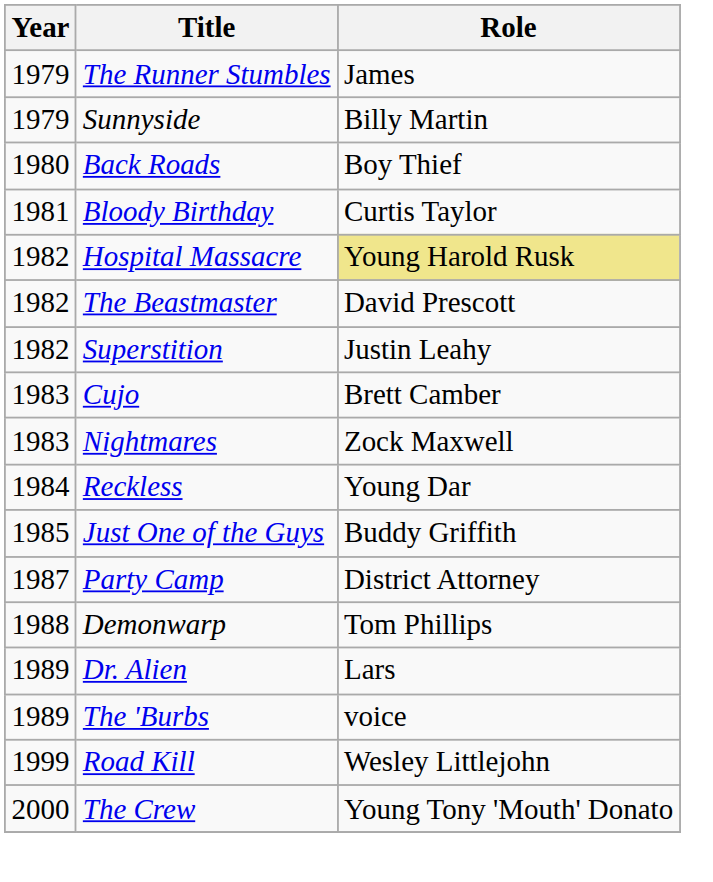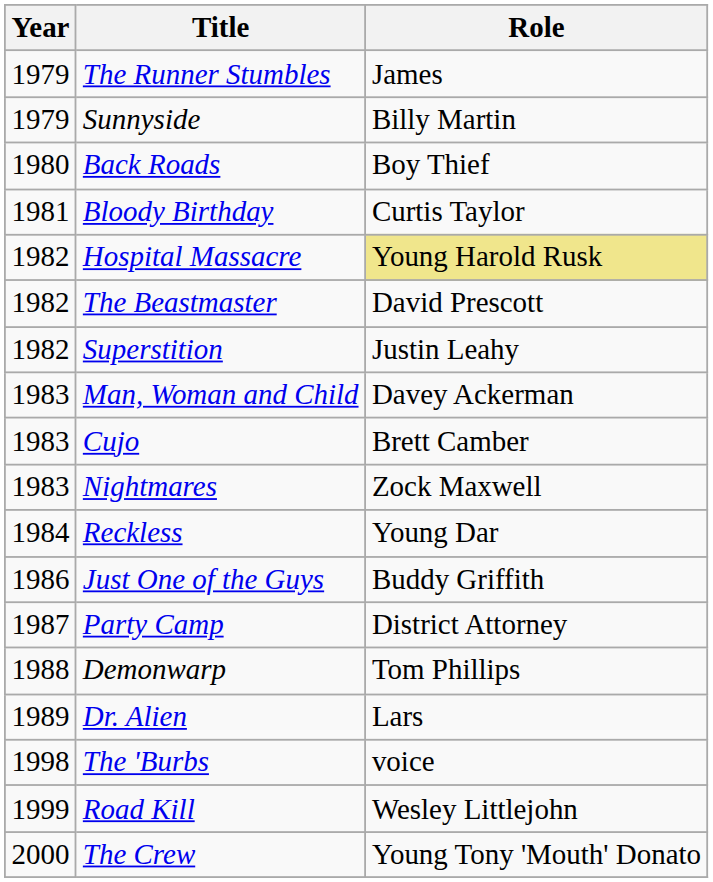+ row: (221, 394)
(41, 532) 1985 -> (41, 578) 1986
(41, 716) 1989 -> (41, 762) 1998
